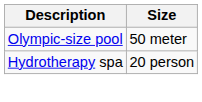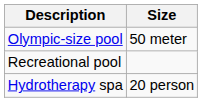+ row: (64, 62)
